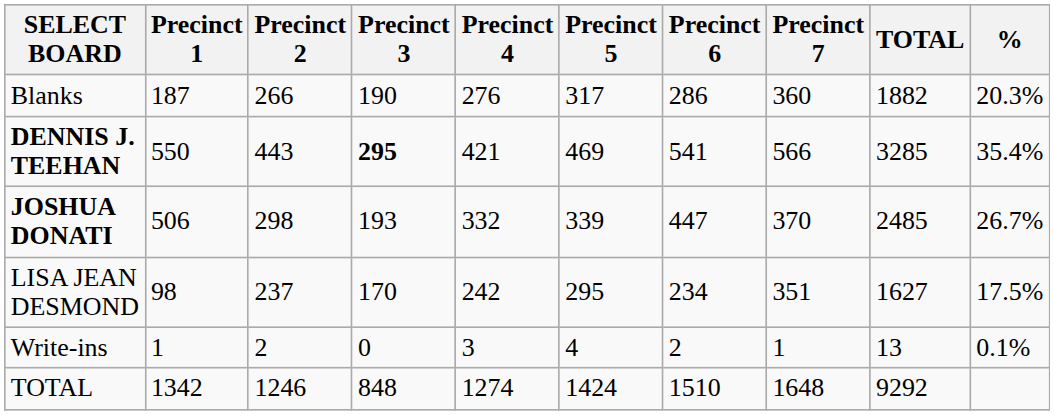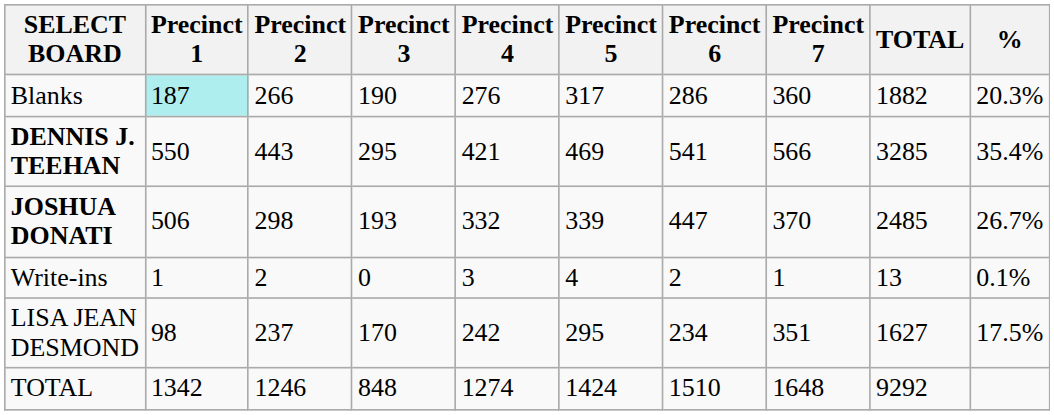(170, 95) no background -> (170, 95) paleturquoise background
(378, 151) bold -> (378, 151) normal
rows swapped: (75, 291) <-> (59, 347)
